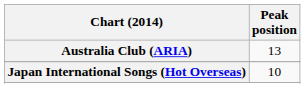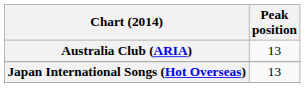(274, 72) 10 -> (274, 72) 13
